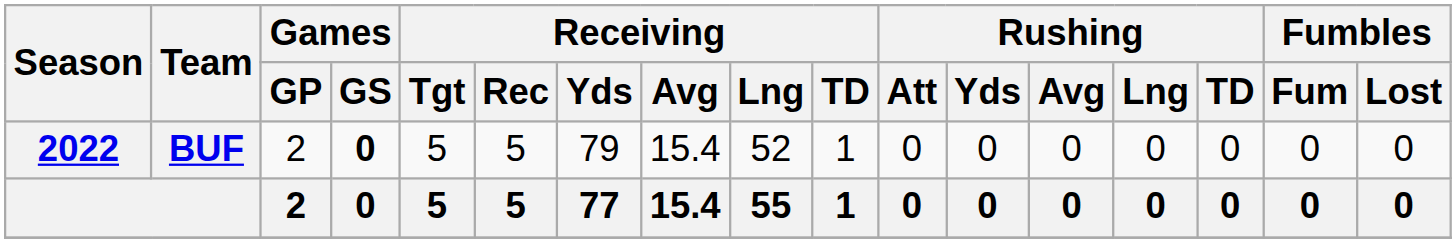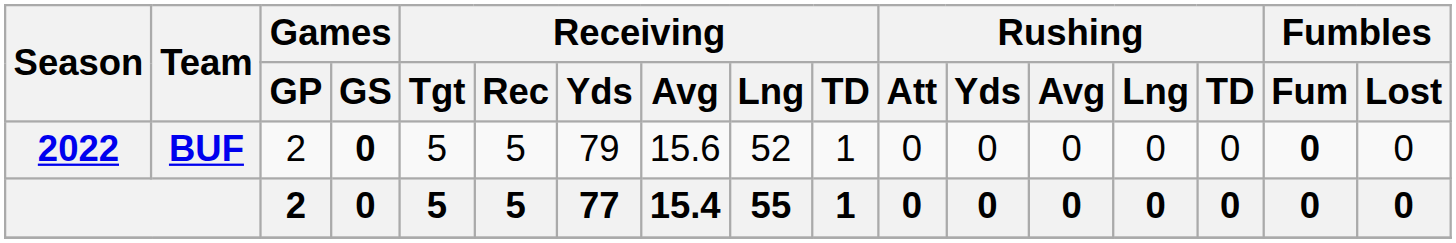(685, 149) 15.4 -> (685, 149) 15.6
(1310, 149) normal -> (1310, 149) bold
